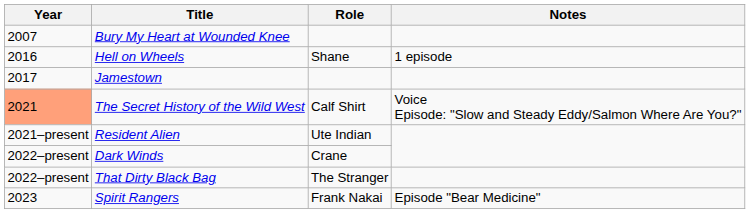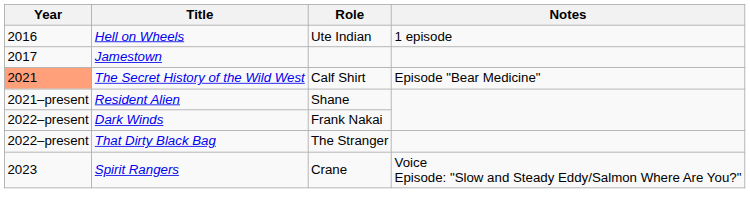- row: (192, 36)
(330, 57) Shane -> (341, 36) Ute Indian
(568, 106) Voice Episode: "Slow and Steady Eddy/Salmon Where Are You?" -> (468, 78) Episode "Bear Medicine"
(341, 135) Ute Indian -> (330, 99) Shane
(329, 156) Crane -> (347, 120) Frank Nakai
(347, 198) Frank Nakai -> (329, 169) Crane
(468, 198) Episode "Bear Medicine" -> (568, 169) Voice Episode: "Slow and Steady Eddy/Salmon Where Are You?"
